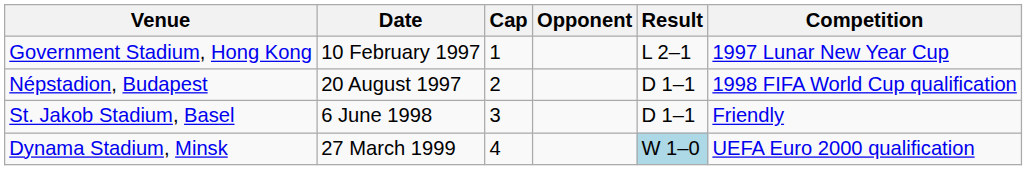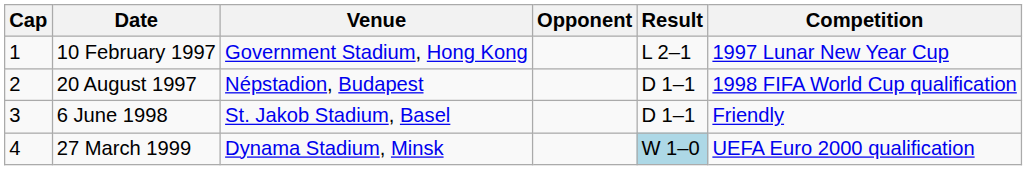columns swapped: (509, 20) <-> (161, 20)
